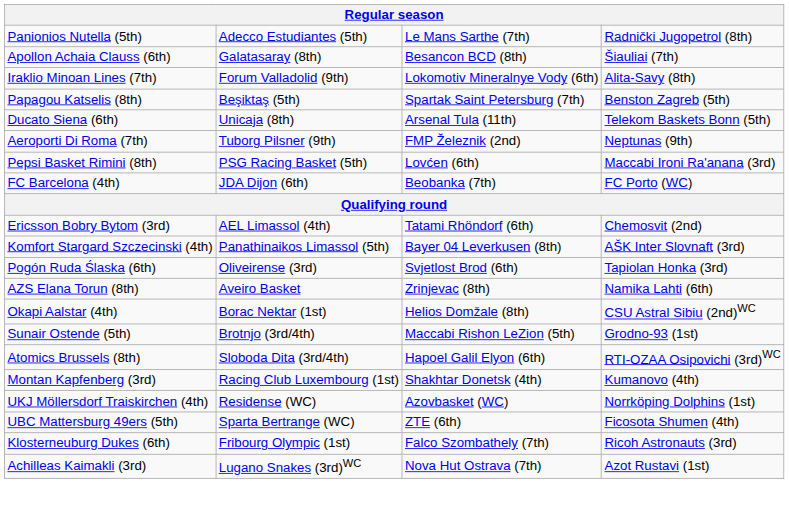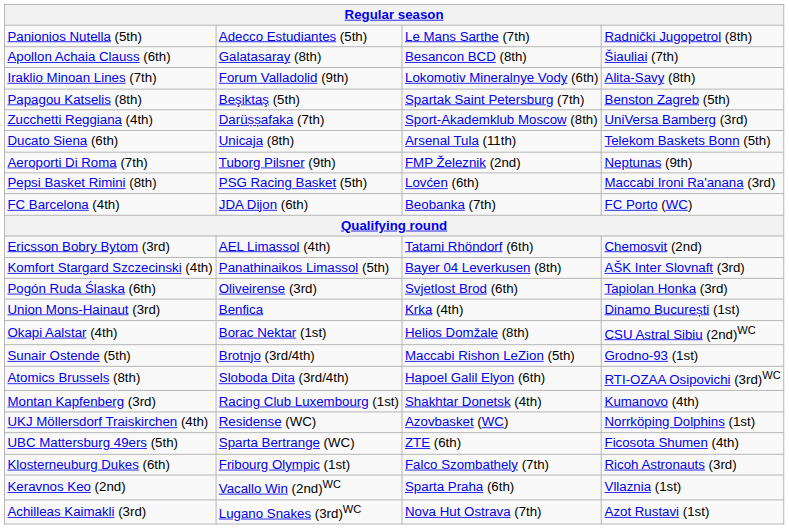+ row: (80, 120)
- row: (73, 288)
+ row: (84, 309)
+ row: (67, 487)
